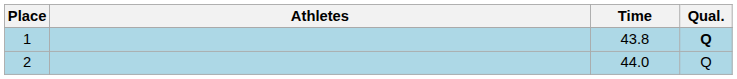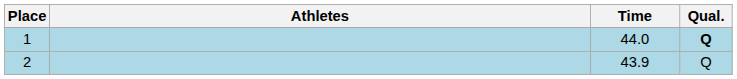(635, 39) 43.8 -> (635, 39) 44.0
(635, 62) 44.0 -> (635, 62) 43.9
